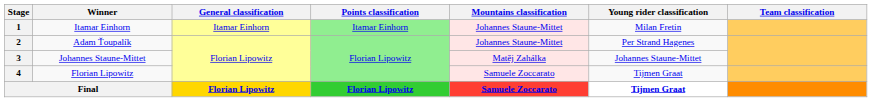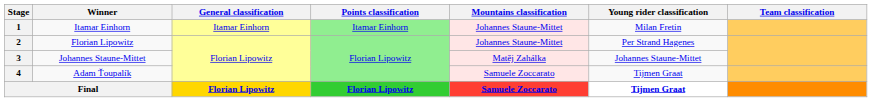(102, 43) Adam Ťoupalík -> (102, 43) Florian Lipowitz
(102, 74) Florian Lipowitz -> (102, 74) Adam Ťoupalík
